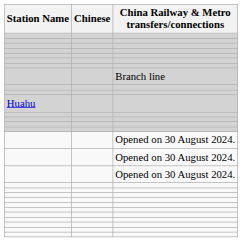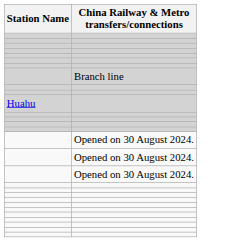- column: (92, 19)
